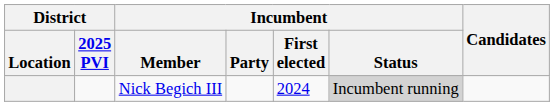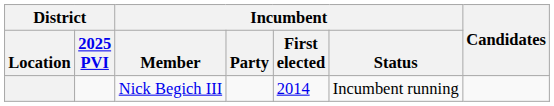(293, 88) 2024 -> (293, 88) 2014
(396, 88) lightgrey background -> (396, 88) no background
